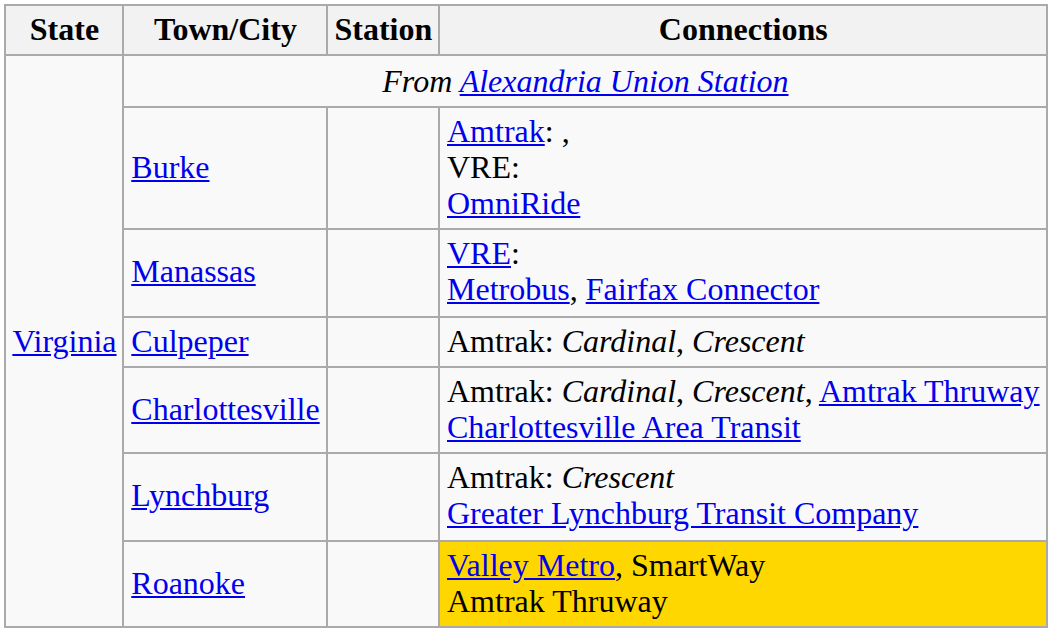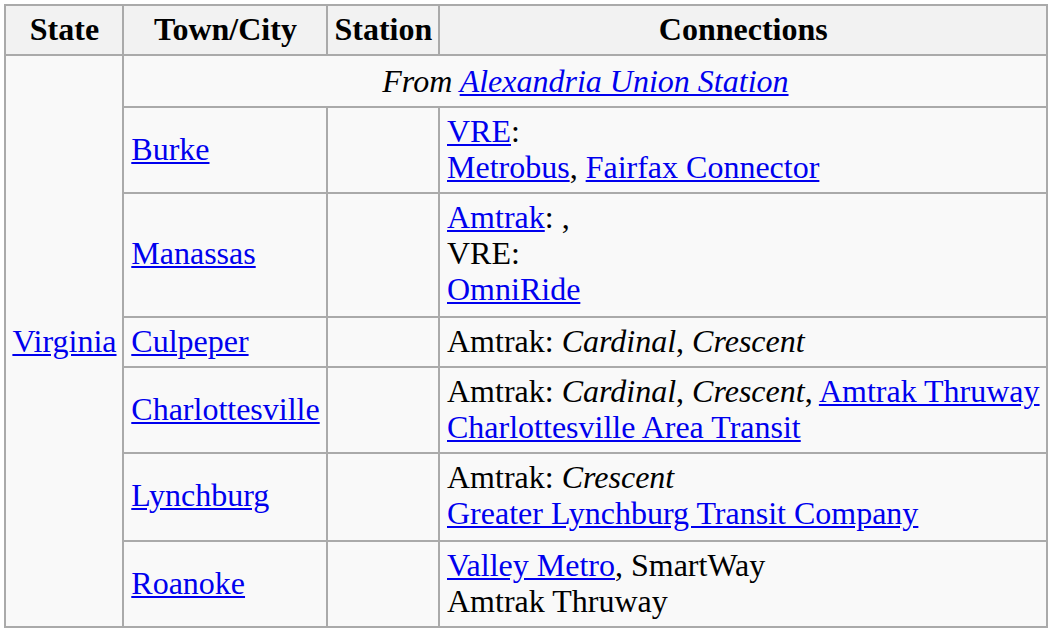(514, 167) Amtrak: , VRE: OmniRide -> (633, 149) VRE: Metrobus, Fairfax Connector
(633, 272) VRE: Metrobus, Fairfax Connector -> (514, 254) Amtrak: , VRE: OmniRide
(606, 583) gold background -> (606, 583) no background
